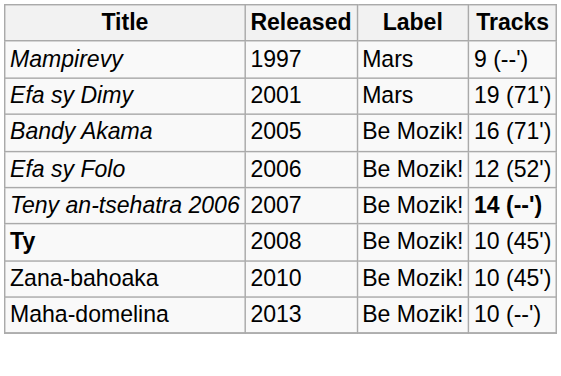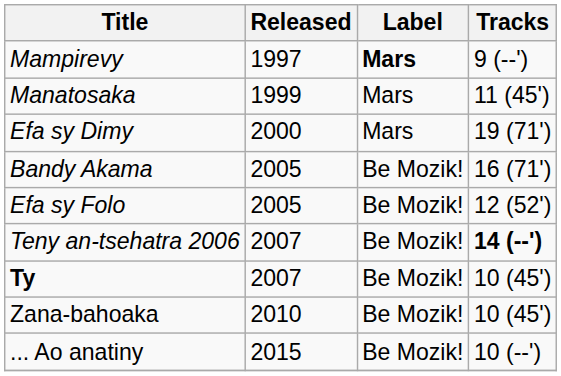(388, 59) normal -> (389, 59) bold
+ row: (73, 95)
(276, 95) 2001 -> (276, 132) 2000
(276, 168) 2006 -> (276, 205) 2005
(276, 242) 2008 -> (276, 278) 2007
- row: (89, 315)
+ row: (77, 351)
